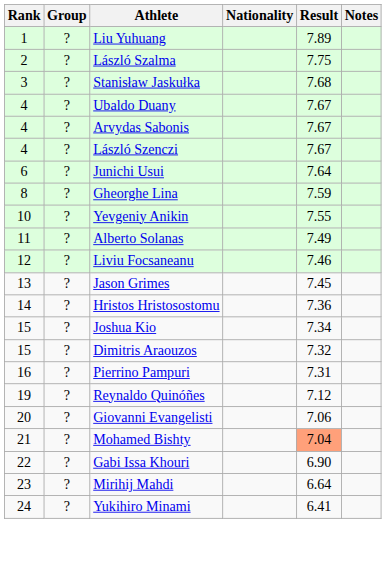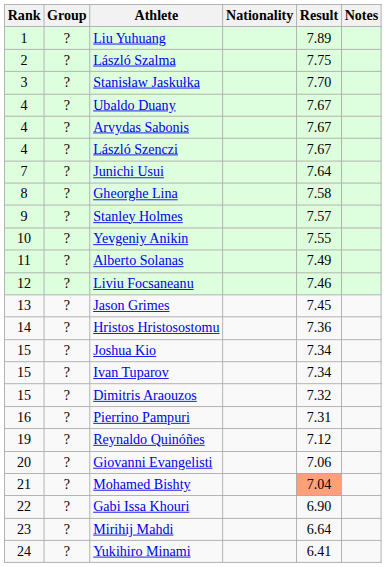(319, 82) 7.68 -> (319, 82) 7.70
(24, 171) 6 -> (24, 171) 7
(319, 194) 7.59 -> (319, 194) 7.58
+ row: (138, 216)
+ row: (131, 372)
